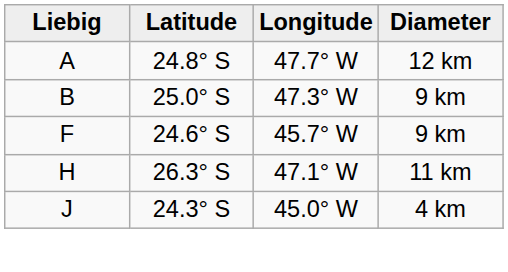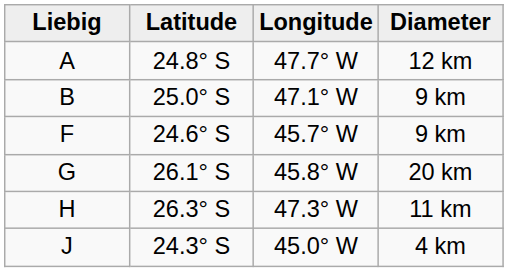(316, 97) 47.3° W -> (316, 97) 47.1° W
+ row: (67, 172)
(316, 172) 47.1° W -> (316, 209) 47.3° W
